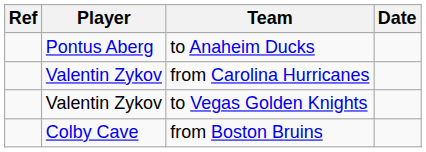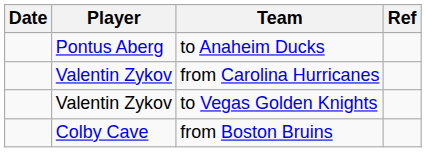columns swapped: (397, 18) <-> (23, 18)
